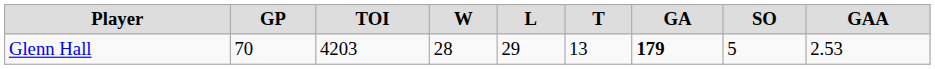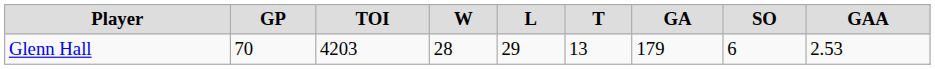(651, 49) bold -> (651, 49) normal
(732, 49) 5 -> (732, 49) 6
